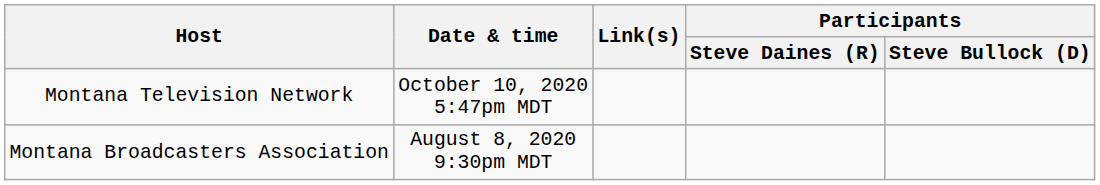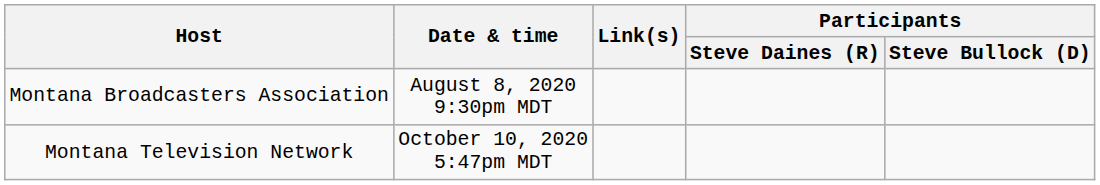rows swapped: (199, 152) <-> (199, 97)
